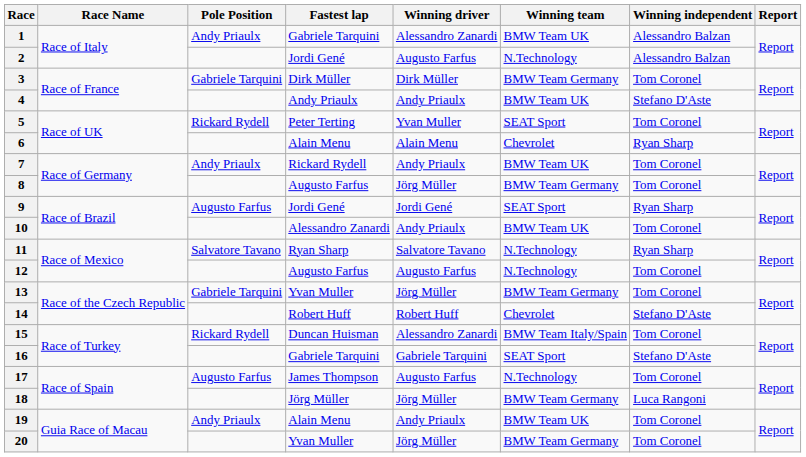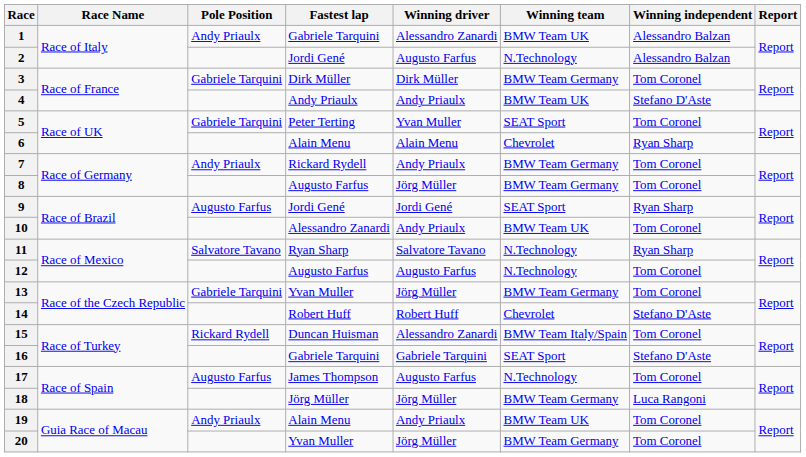(230, 121) Rickard Rydell -> (237, 121) Gabriele Tarquini
(546, 163) BMW Team UK -> (561, 163) BMW Team Germany
